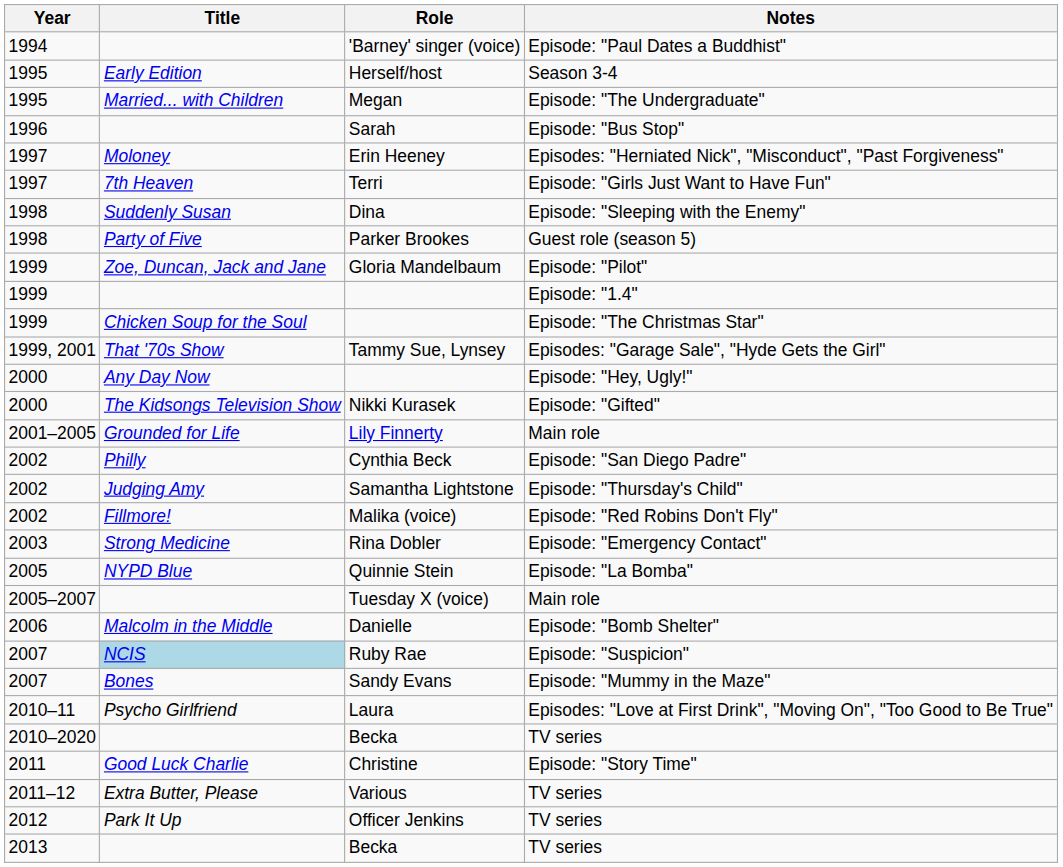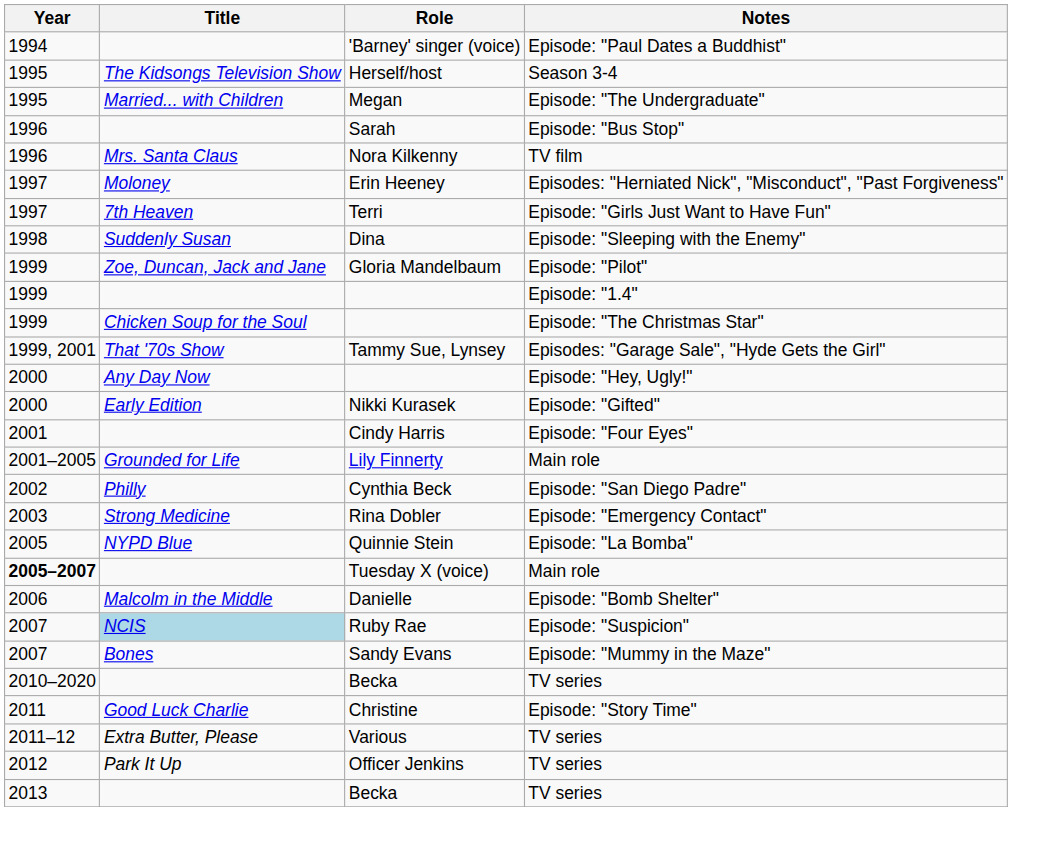(153, 73) Early Edition -> (222, 73) The Kidsongs Television Show
+ row: (403, 156)
- row: (409, 239)
(222, 405) The Kidsongs Television Show -> (153, 405) Early Edition
+ row: (397, 433)
- row: (431, 488)
- row: (403, 516)
(52, 599) normal -> (52, 571) bold
- row: (371, 709)
